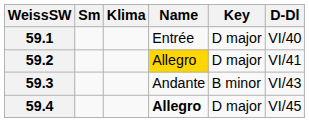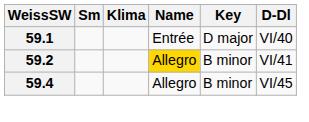(237, 60) D major -> (228, 60) B minor
- row: (40, 83)
(177, 106) bold -> (174, 83) normal
(237, 106) D major -> (228, 83) B minor
